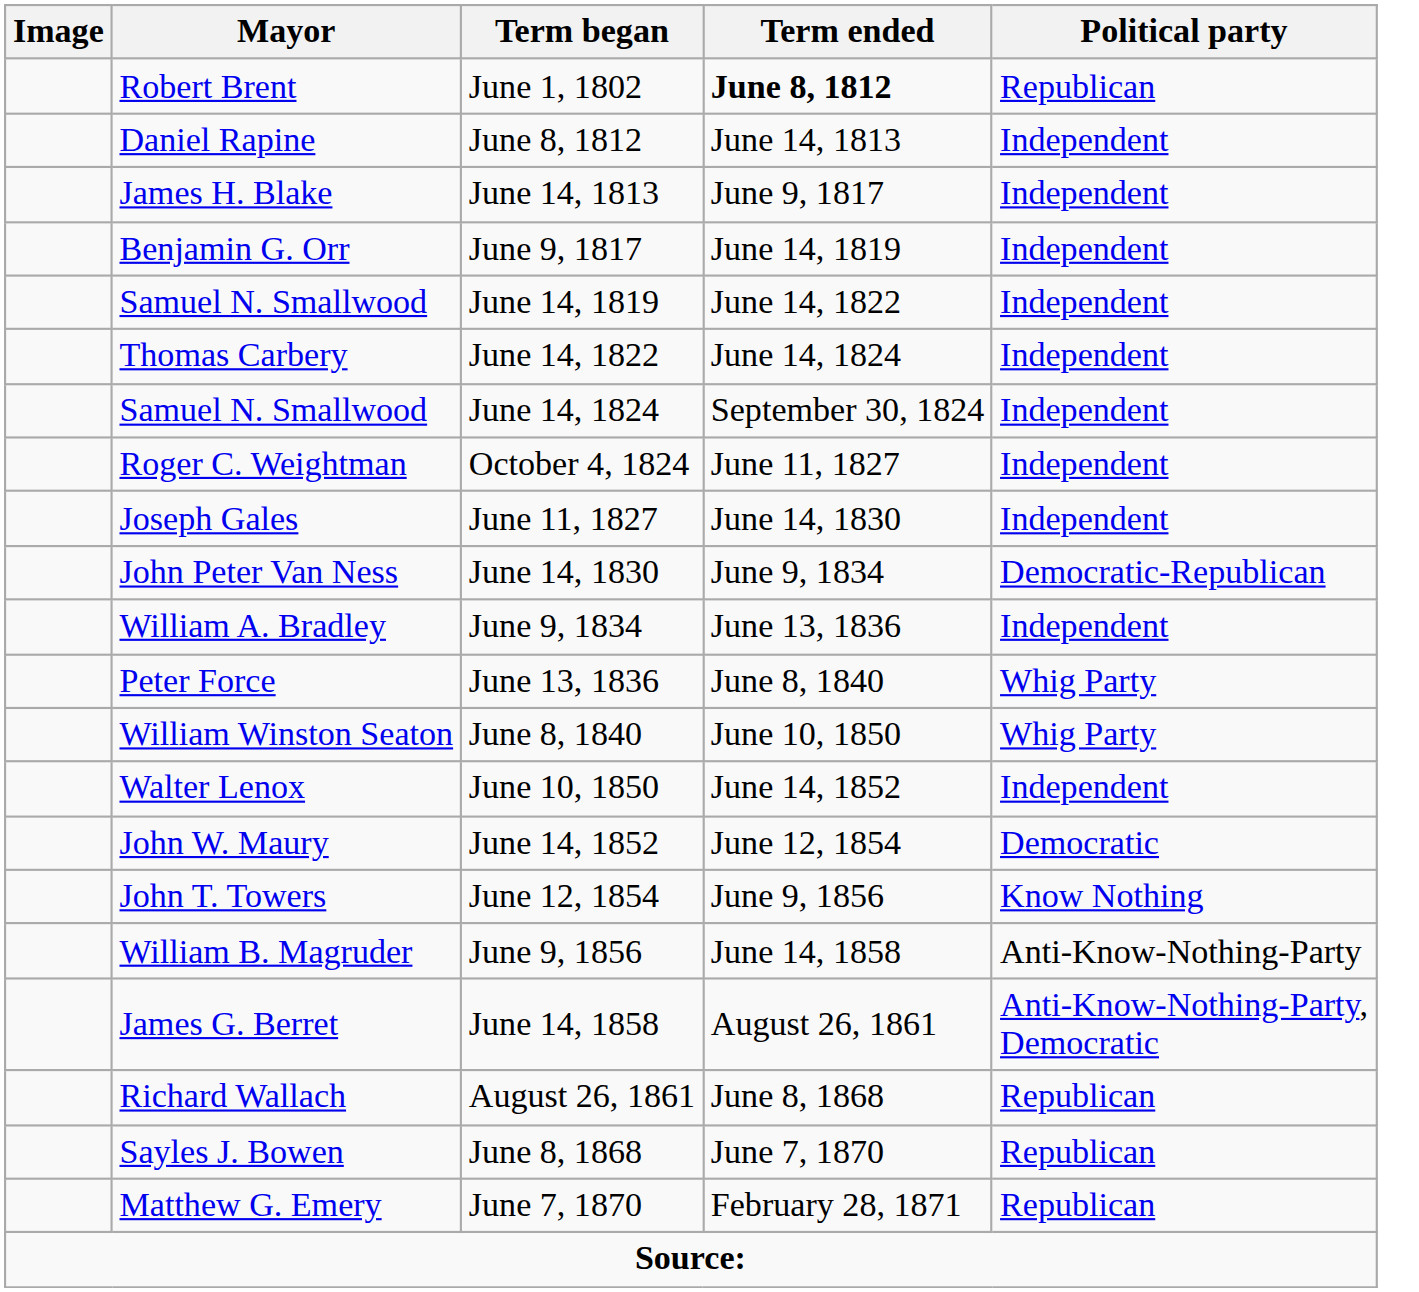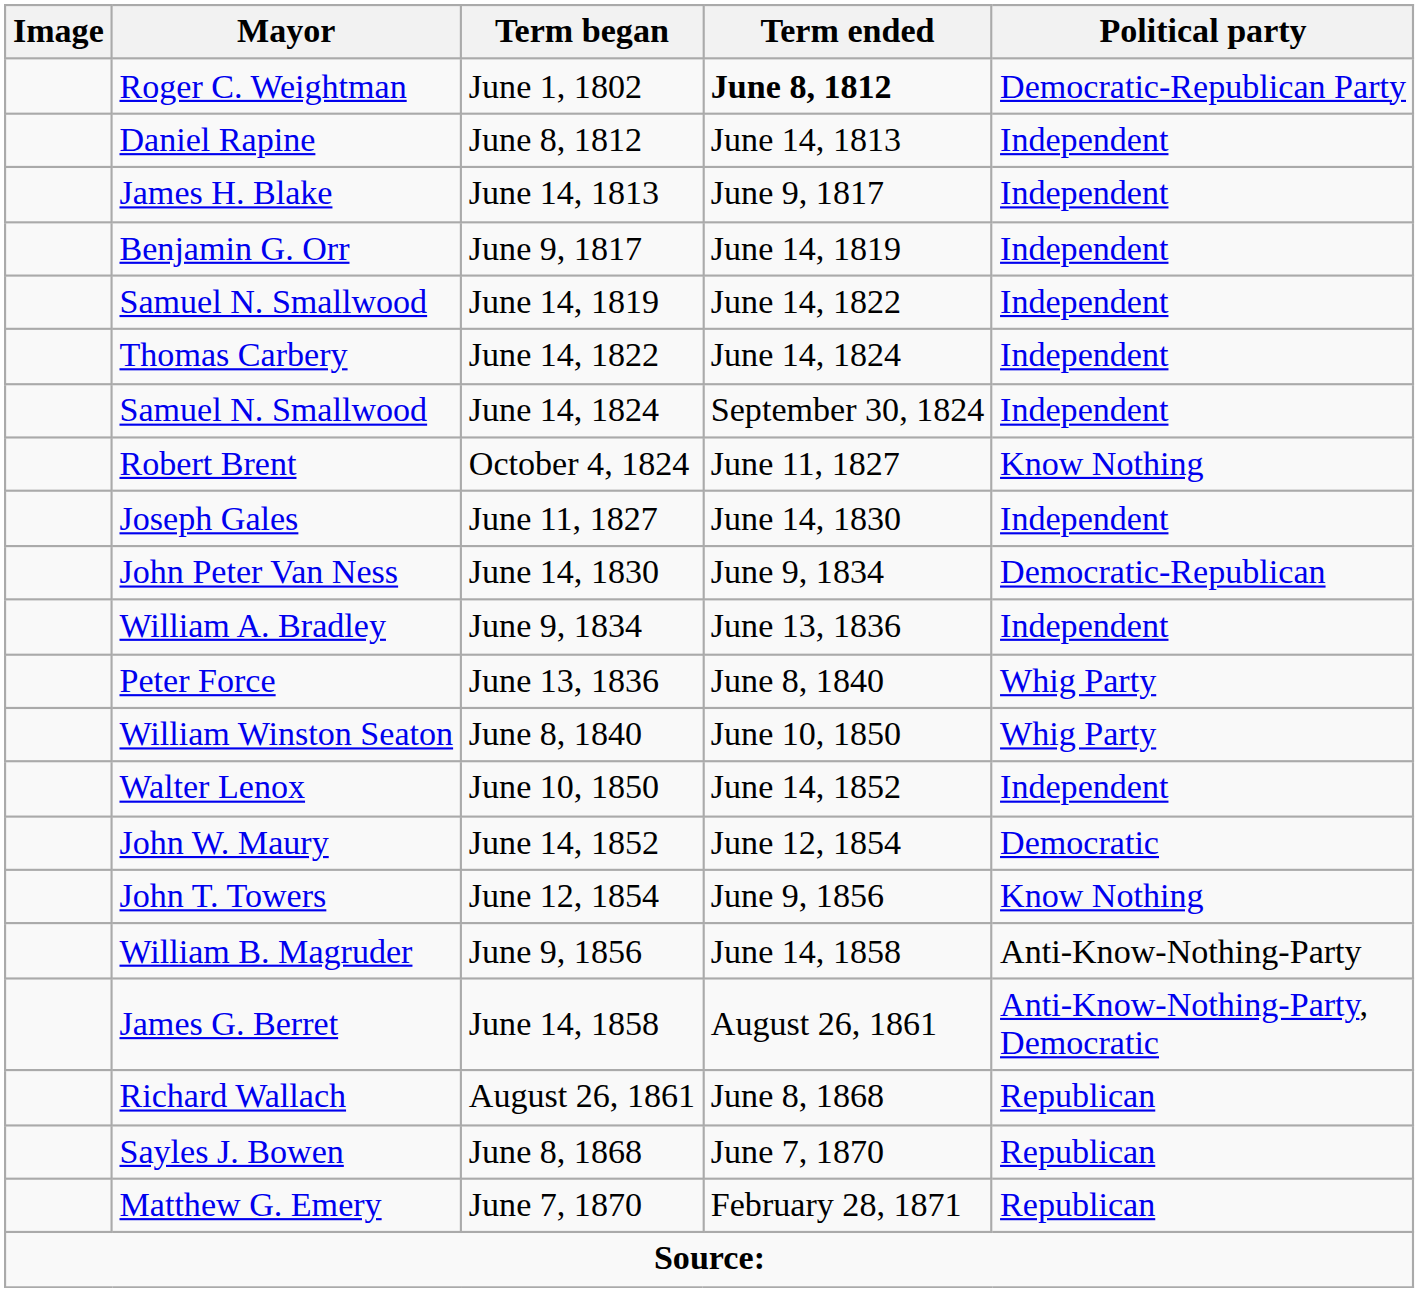(208, 85) Robert Brent -> (263, 85) Roger C. Weightman
(1078, 85) Republican -> (1203, 85) Democratic-Republican Party
(263, 463) Roger C. Weightman -> (208, 463) Robert Brent
(1084, 463) Independent -> (1102, 463) Know Nothing
